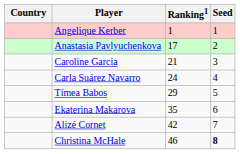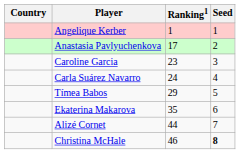(173, 62) 21 -> (173, 62) 23
(173, 125) 42 -> (173, 125) 44
